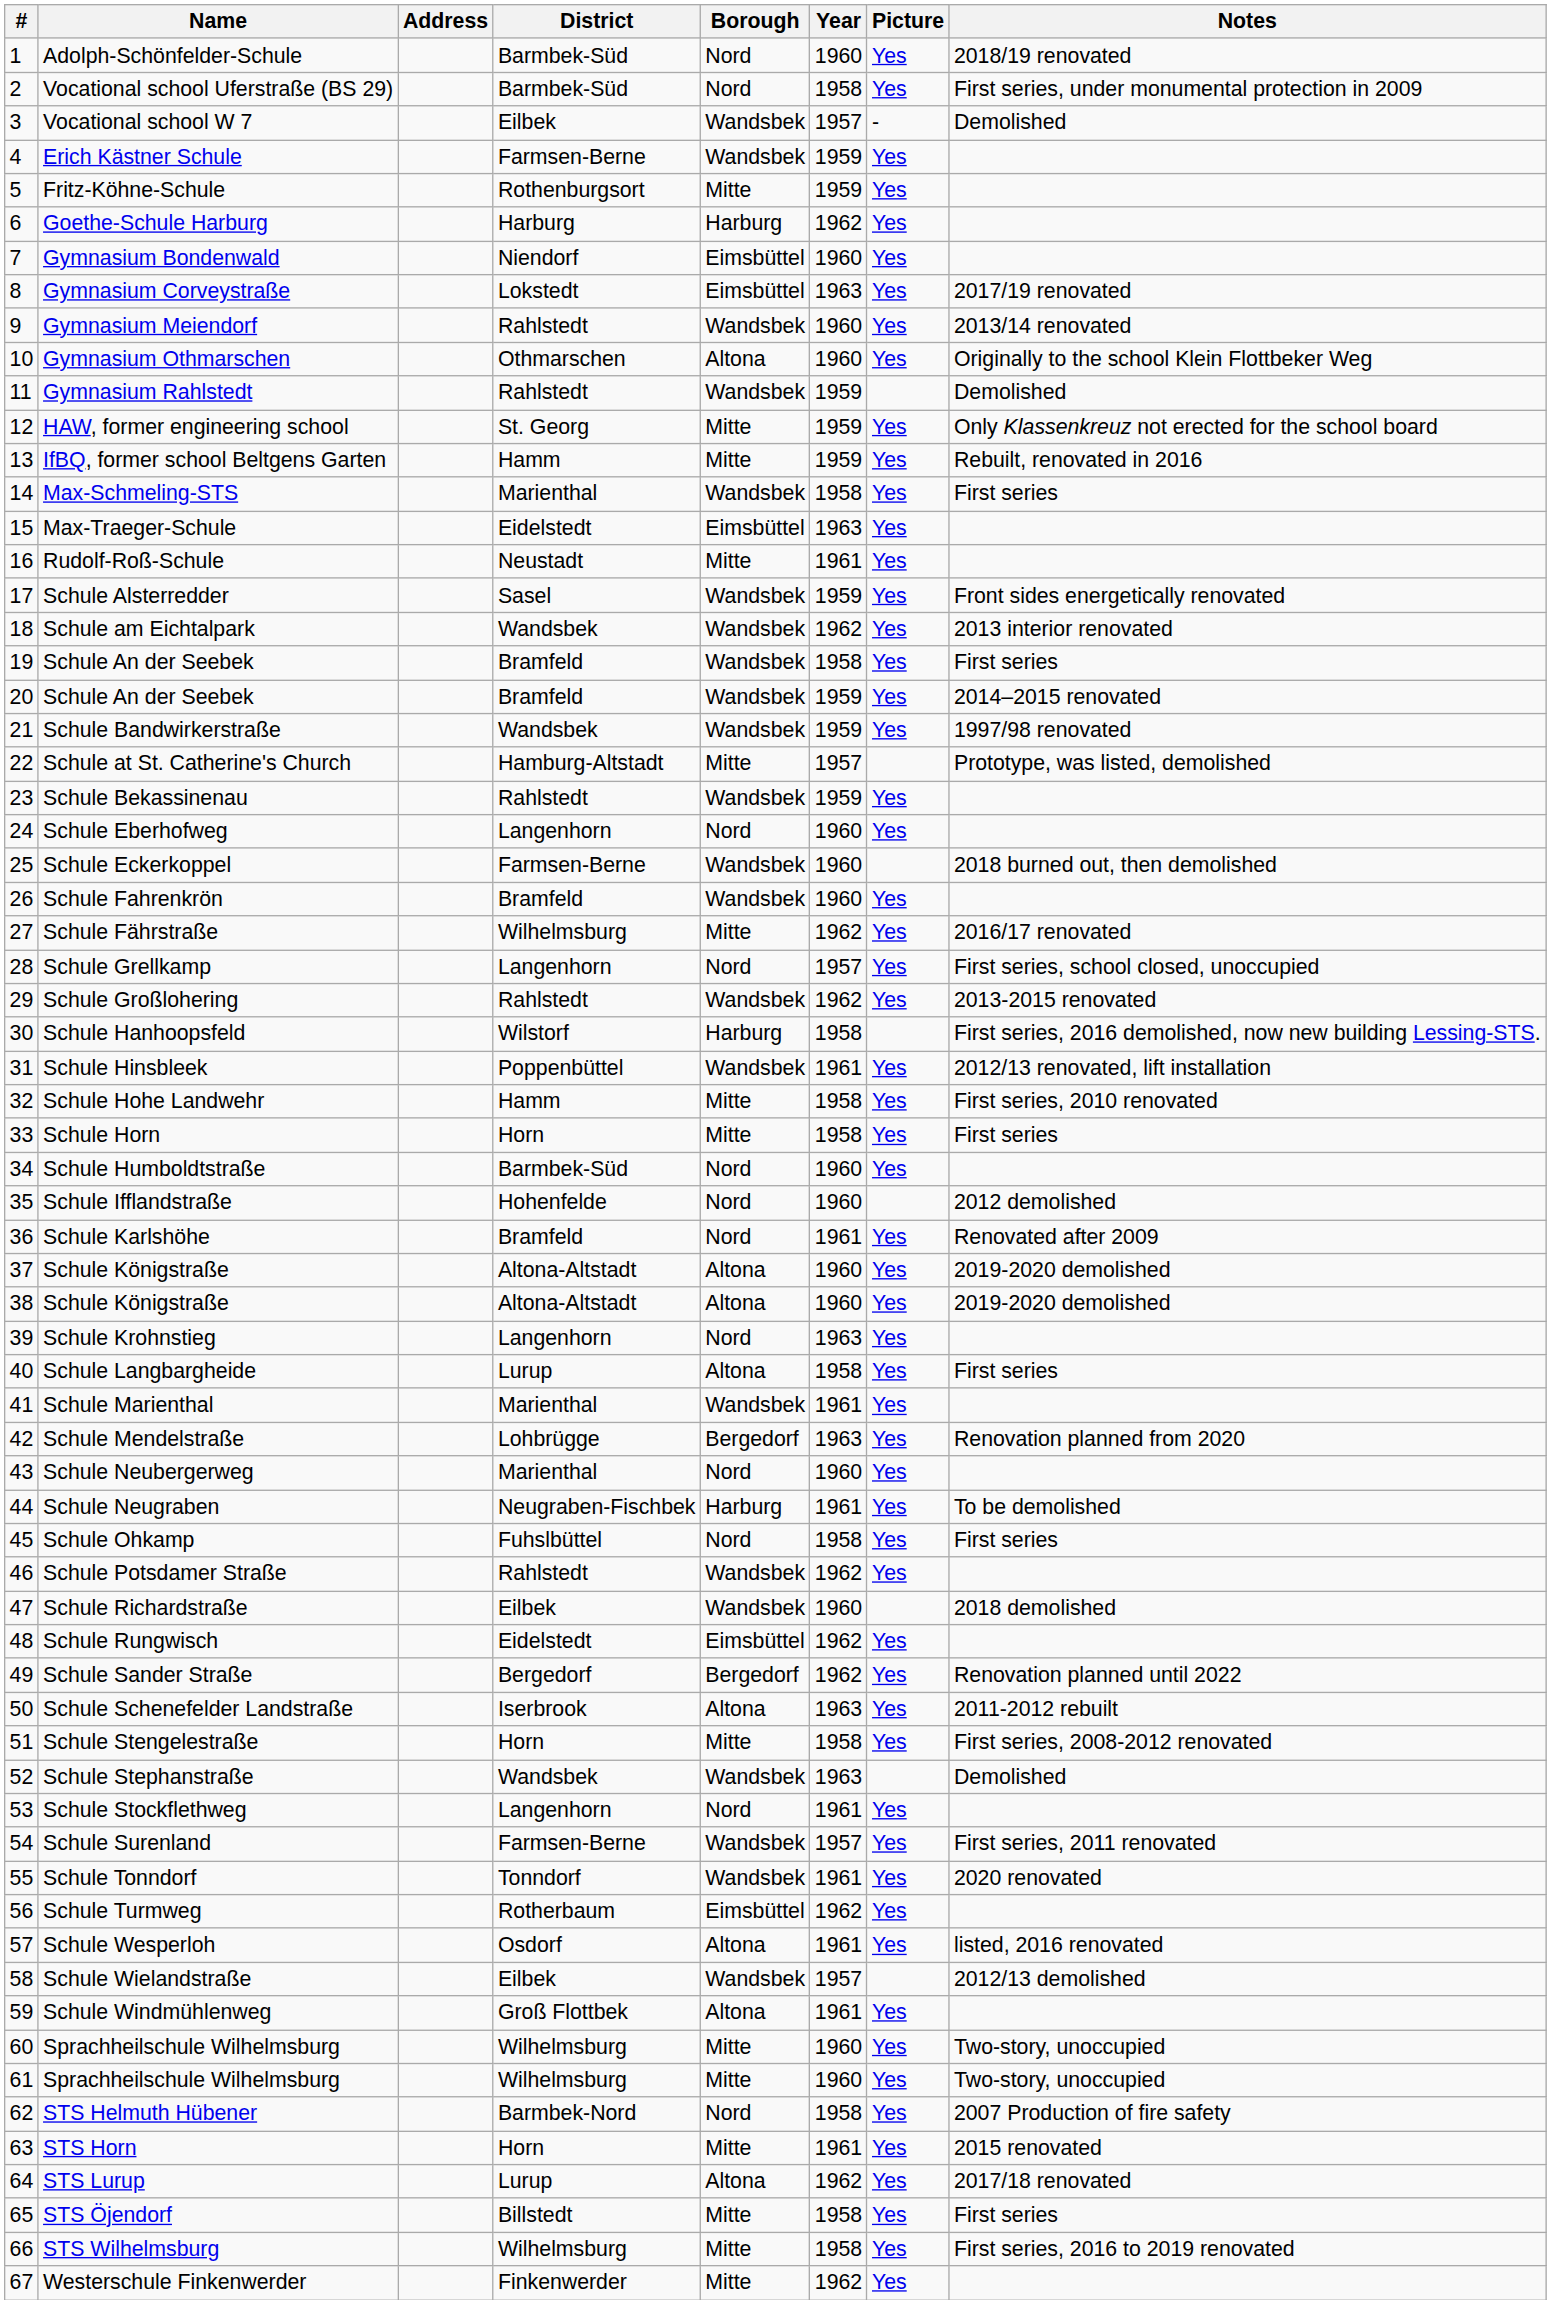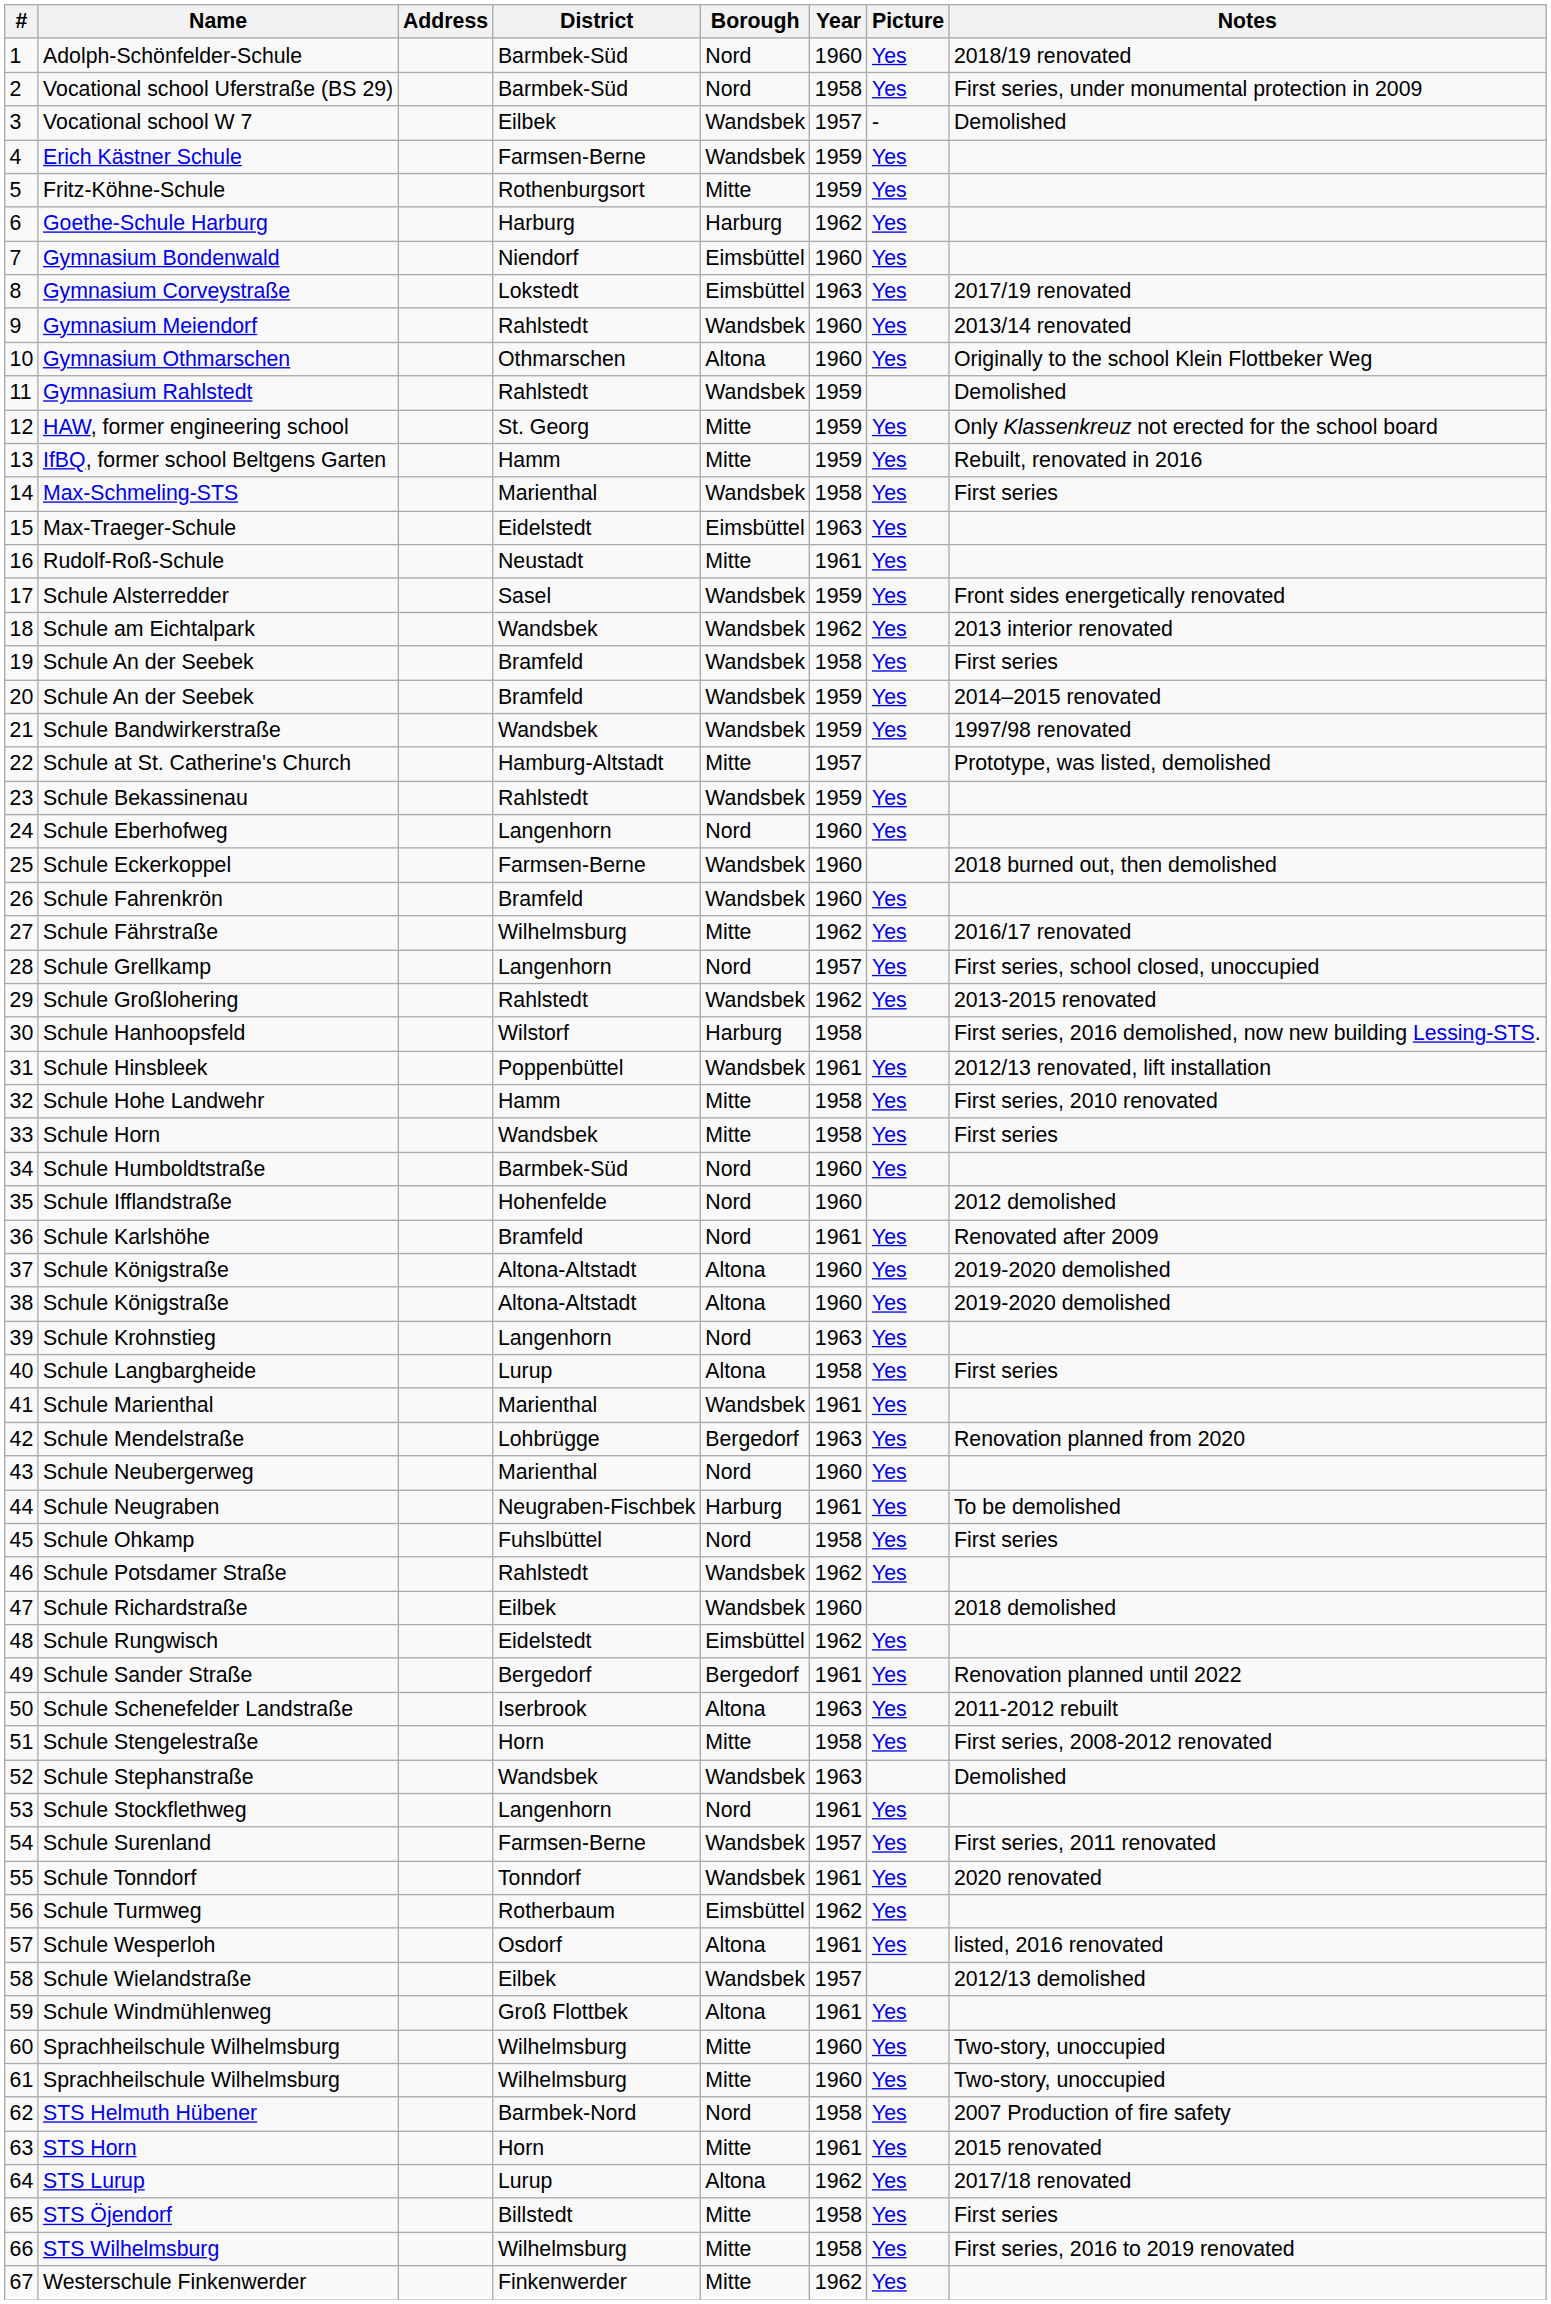(521, 1135) Horn -> (548, 1135) Wandsbek
(839, 1675) 1962 -> (839, 1675) 1961
